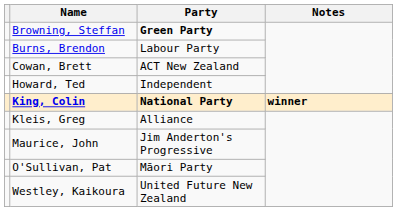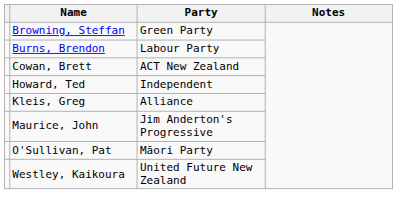(176, 31) bold -> (176, 31) normal
- row: (49, 102)
